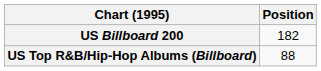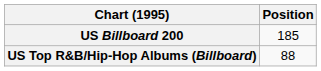(288, 35) 182 -> (288, 35) 185
